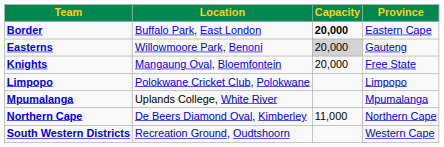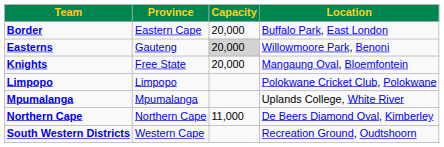columns swapped: (222, 13) <-> (401, 13)
(331, 30) bold -> (228, 30) normal
